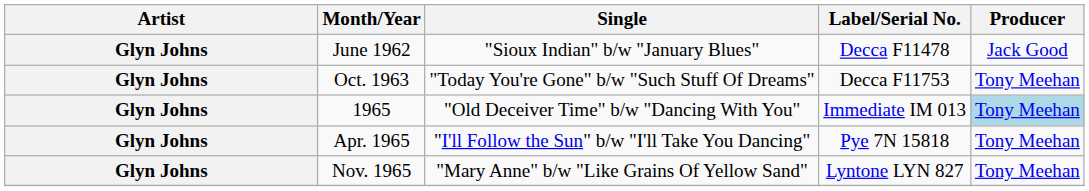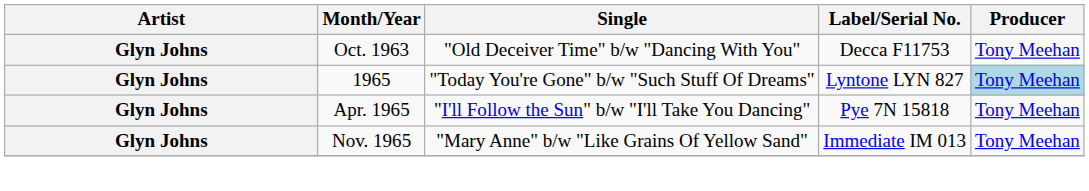- row: (372, 49)
(622, 79) "Today You're Gone" b/w "Such Stuff Of Dreams" -> (622, 49) "Old Deceiver Time" b/w "Dancing With You"
(622, 110) "Old Deceiver Time" b/w "Dancing With You" -> (622, 79) "Today You're Gone" b/w "Such Stuff Of Dreams"
(895, 110) Immediate IM 013 -> (895, 79) Lyntone LYN 827
(895, 170) Lyntone LYN 827 -> (895, 140) Immediate IM 013
